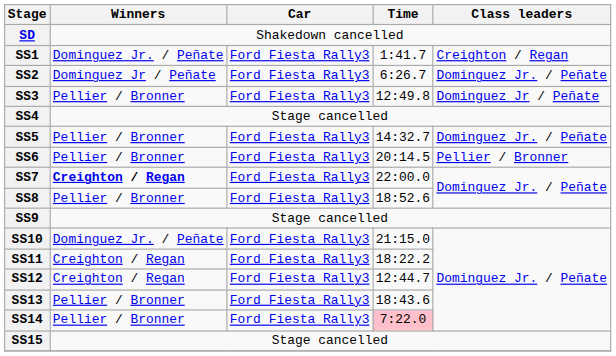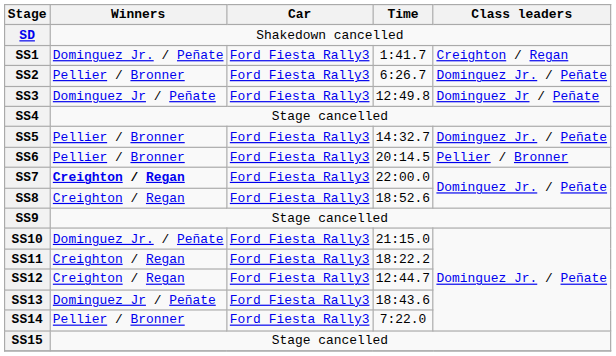(134, 76) Dominguez Jr / Peñate -> (119, 76) Pellier / Bronner
(119, 96) Pellier / Bronner -> (134, 96) Dominguez Jr / Peñate
(119, 198) Pellier / Bronner -> (119, 198) Creighton / Regan
(119, 300) Pellier / Bronner -> (134, 300) Dominguez Jr / Peñate
(403, 320) pink background -> (403, 320) no background
